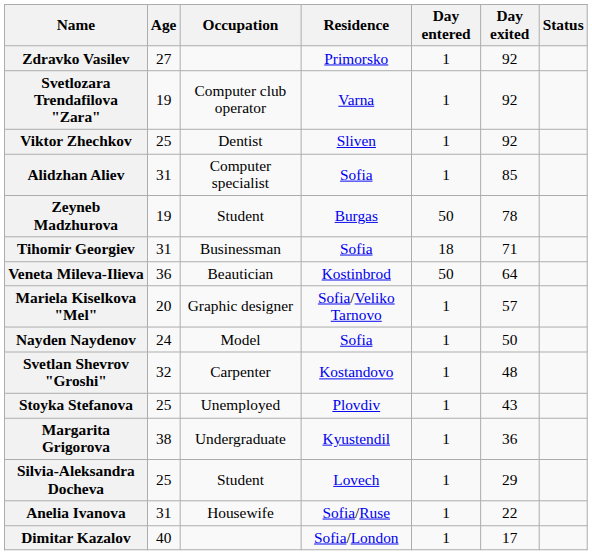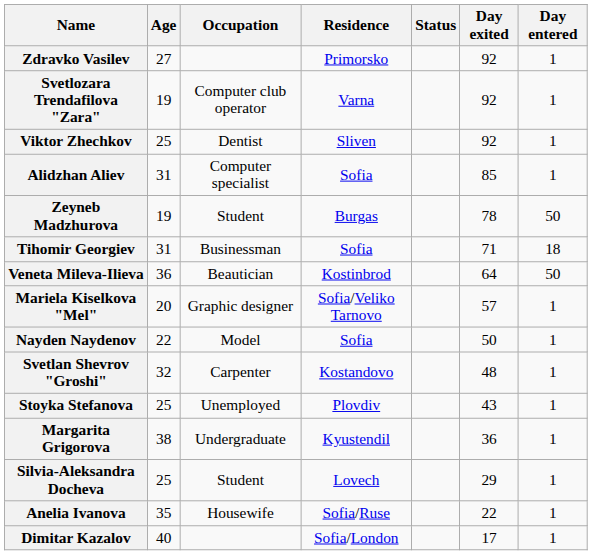columns swapped: (446, 25) <-> (563, 25)
(164, 339) 24 -> (164, 339) 22
(164, 513) 31 -> (164, 513) 35
